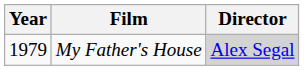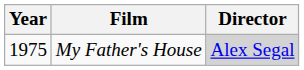(28, 49) 1979 -> (28, 49) 1975
